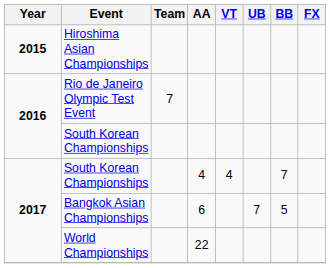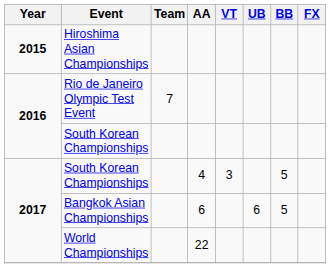(229, 175) 4 -> (229, 175) 3
(284, 175) 7 -> (284, 175) 5
(257, 210) 7 -> (257, 210) 6
